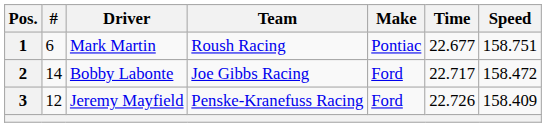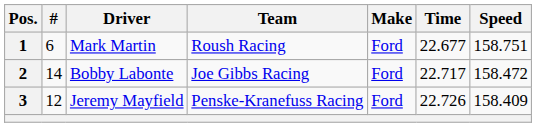(396, 46) Pontiac -> (387, 46) Ford
